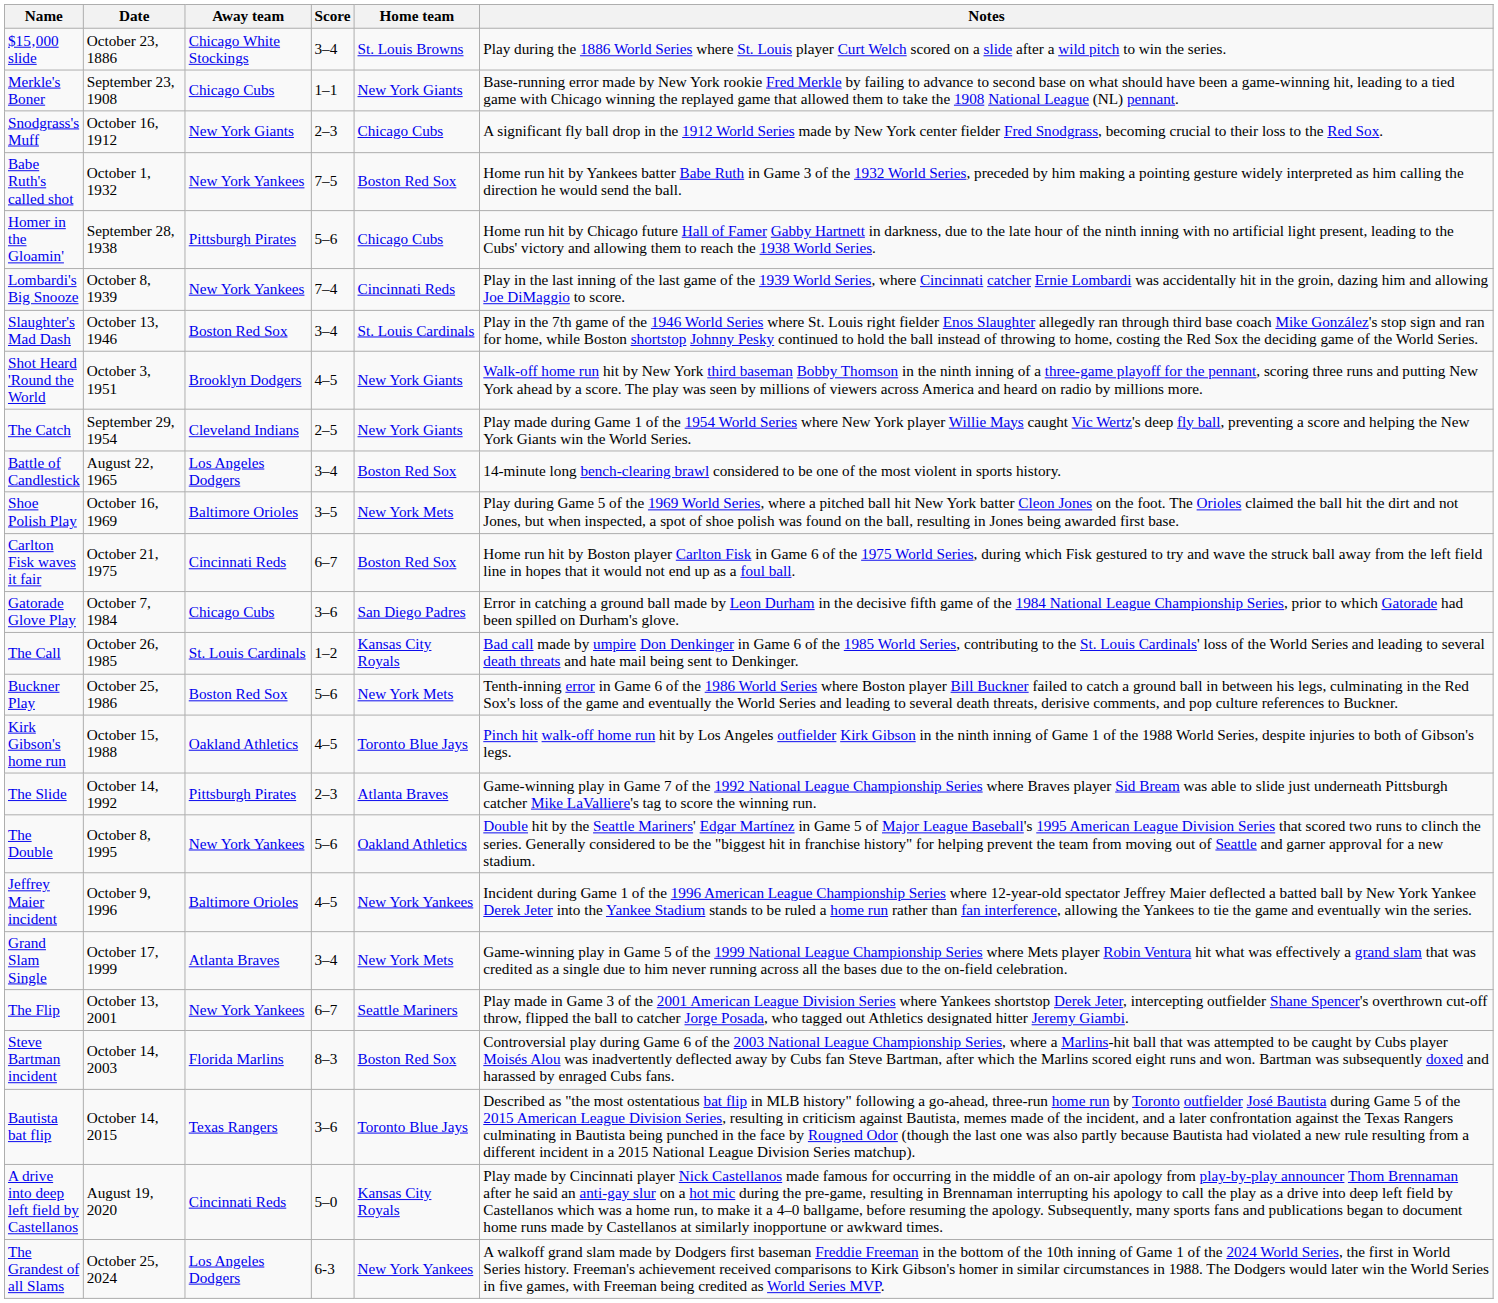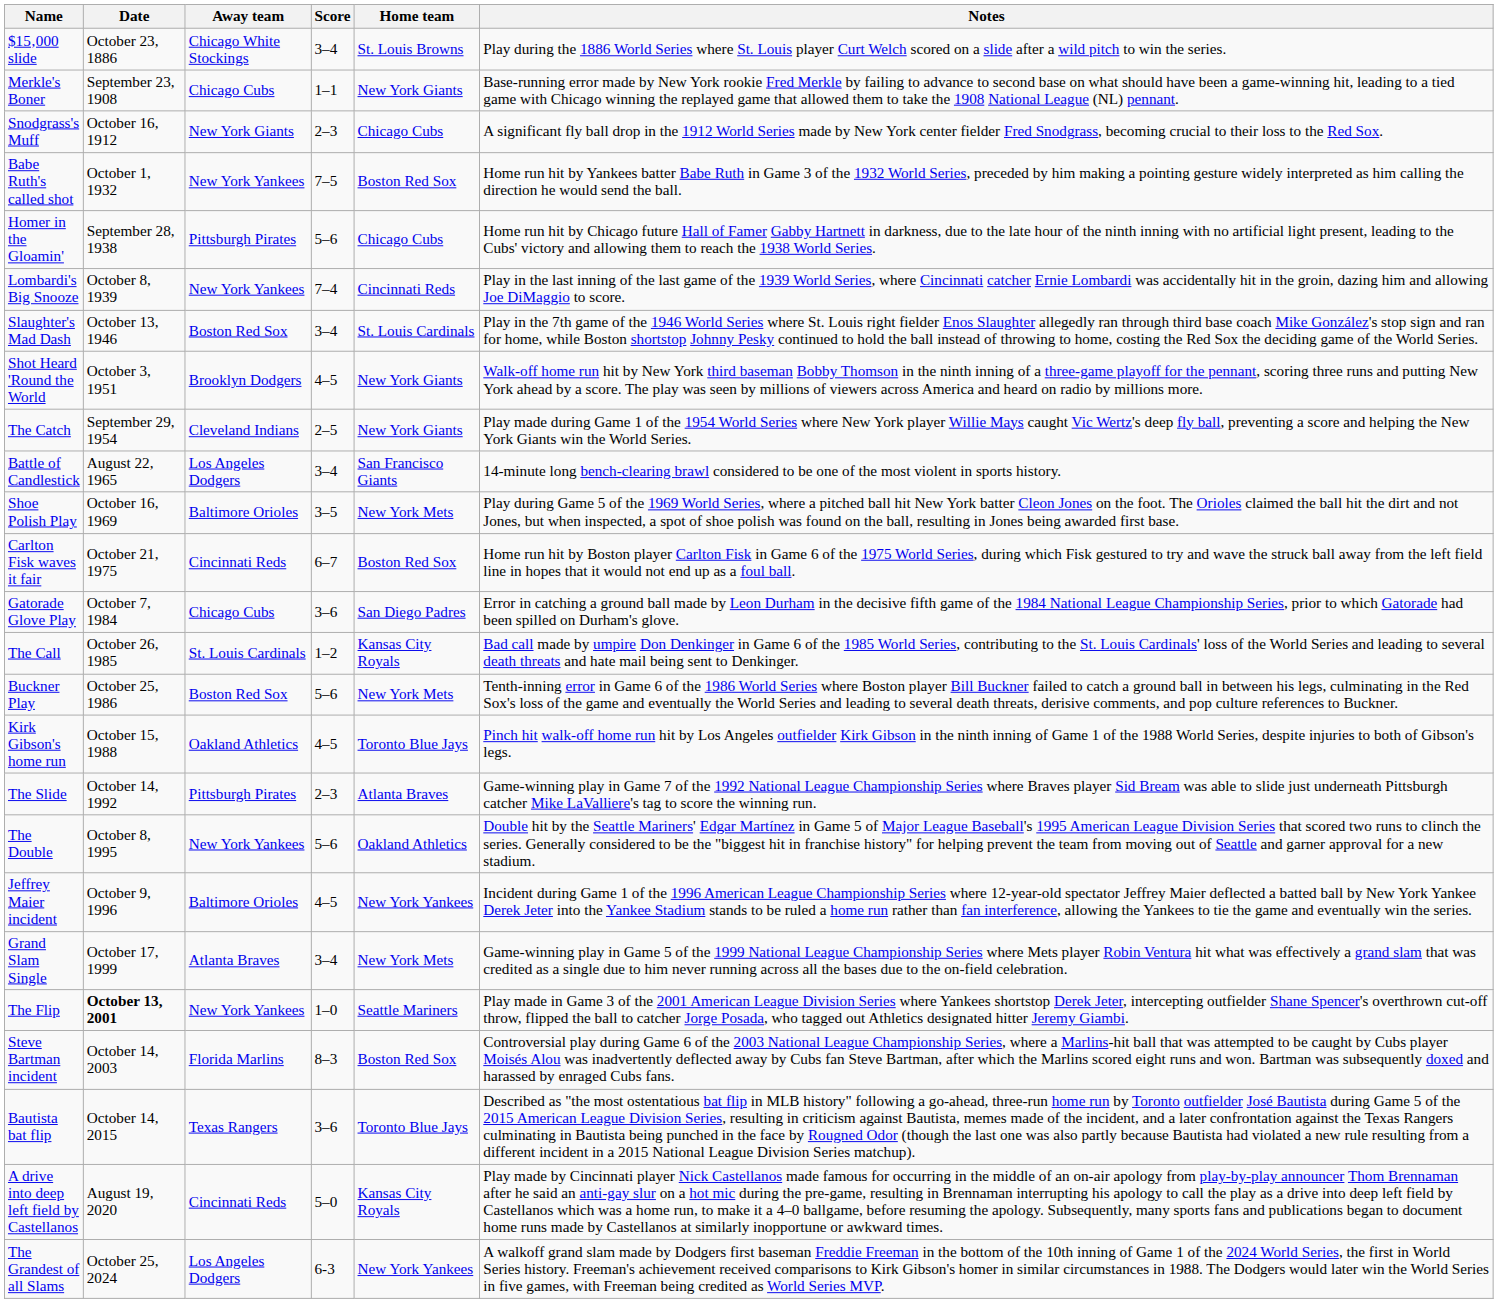(407, 471) Boston Red Sox -> (400, 471) San Francisco Giants
(123, 1010) normal -> (125, 1010) bold
(326, 1010) 6–7 -> (326, 1010) 1–0
